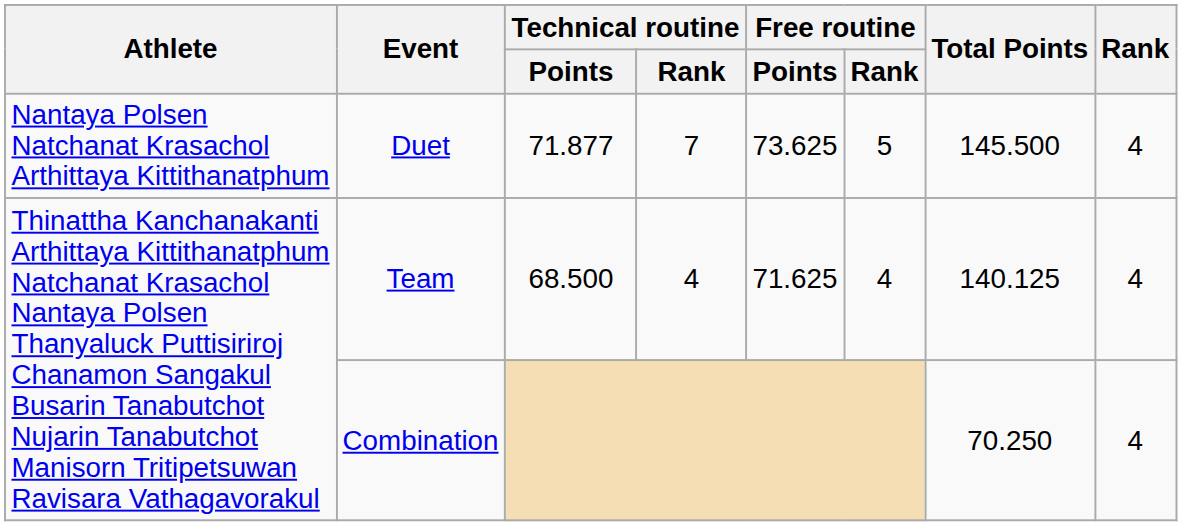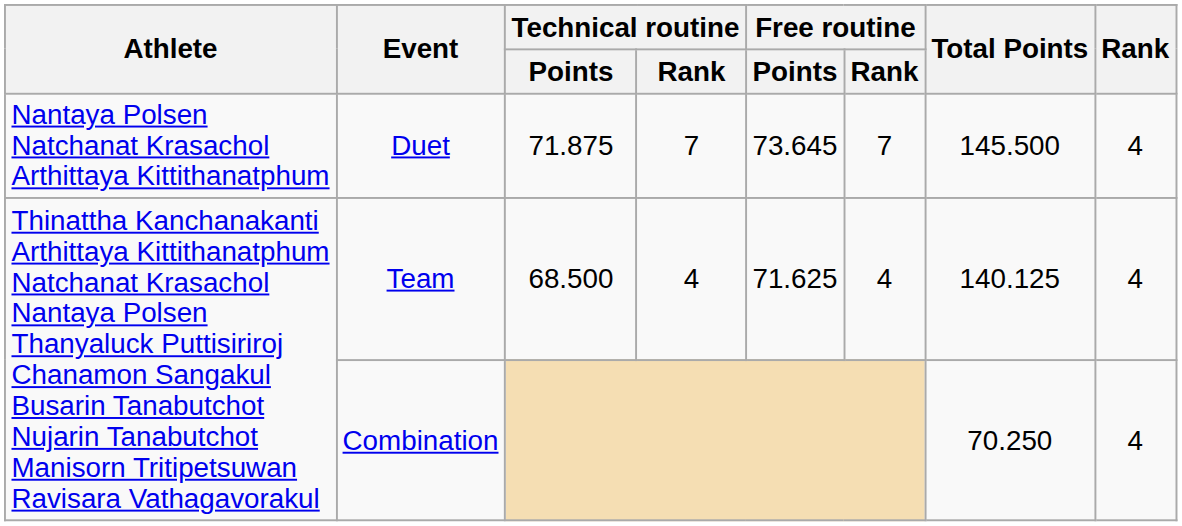(571, 146) 71.877 -> (571, 146) 71.875
(795, 146) 73.625 -> (795, 146) 73.645
(884, 146) 5 -> (884, 146) 7
